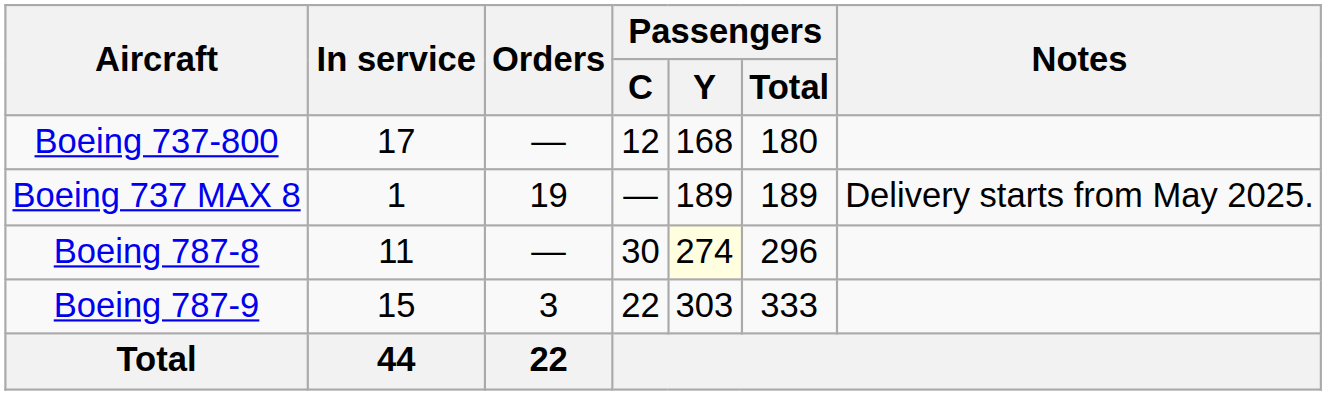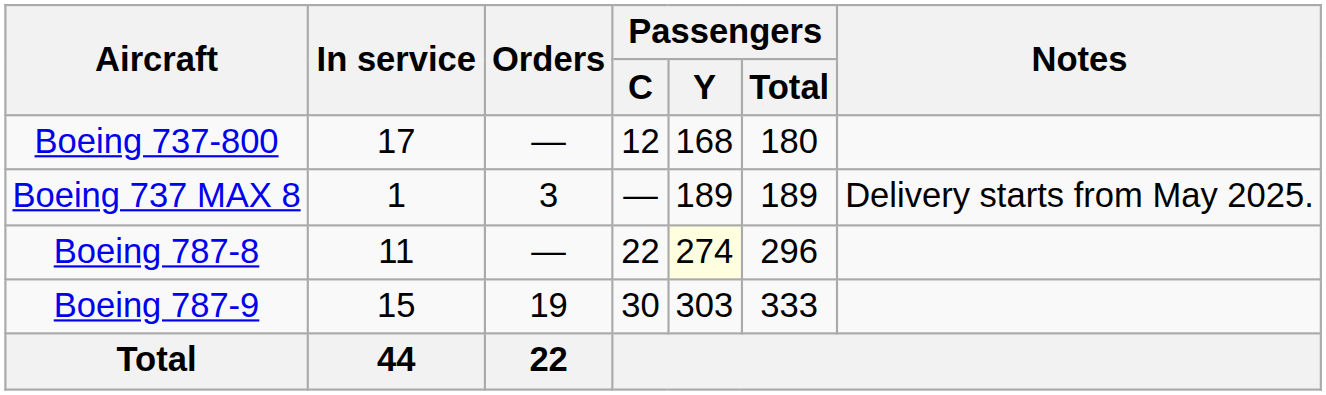(549, 196) 19 -> (549, 196) 3
(640, 251) 30 -> (640, 251) 22
(549, 305) 3 -> (549, 305) 19
(640, 305) 22 -> (640, 305) 30
